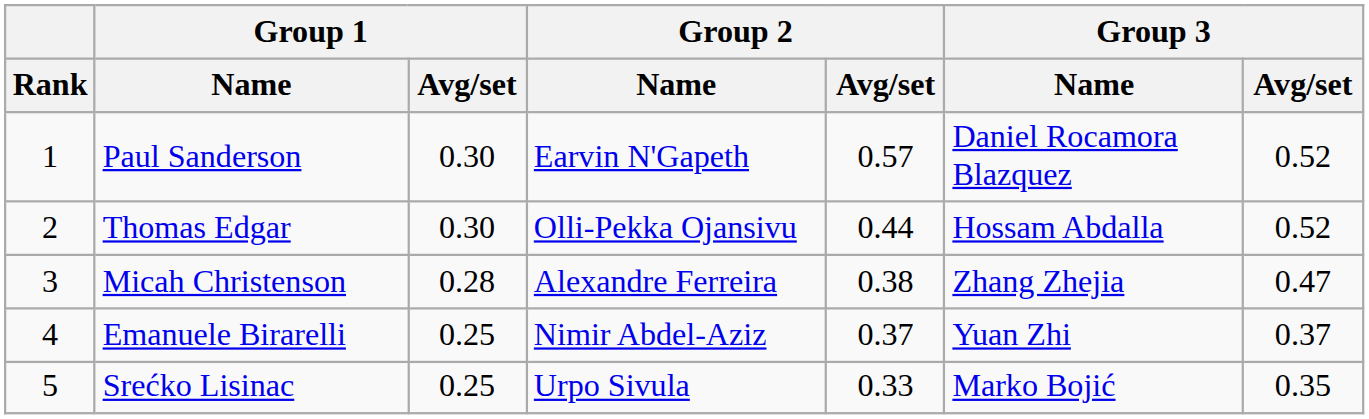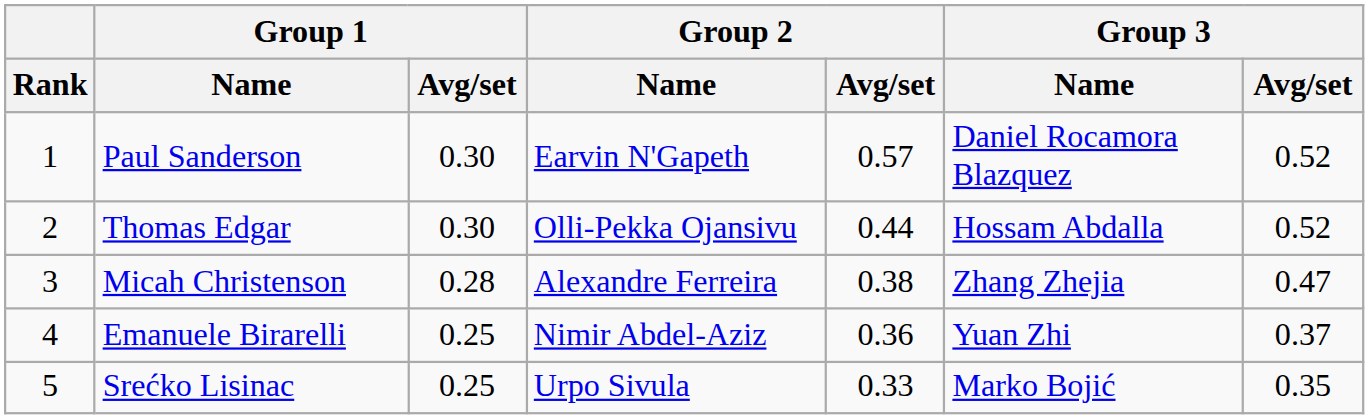(886, 334) 0.37 -> (886, 334) 0.36
